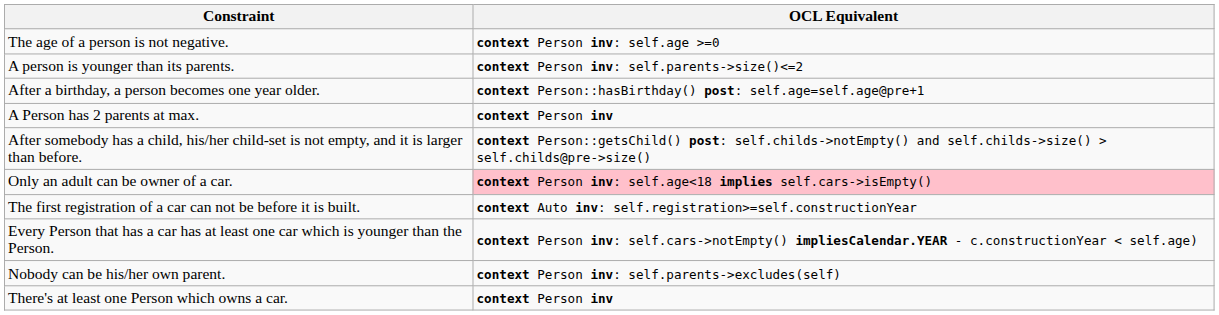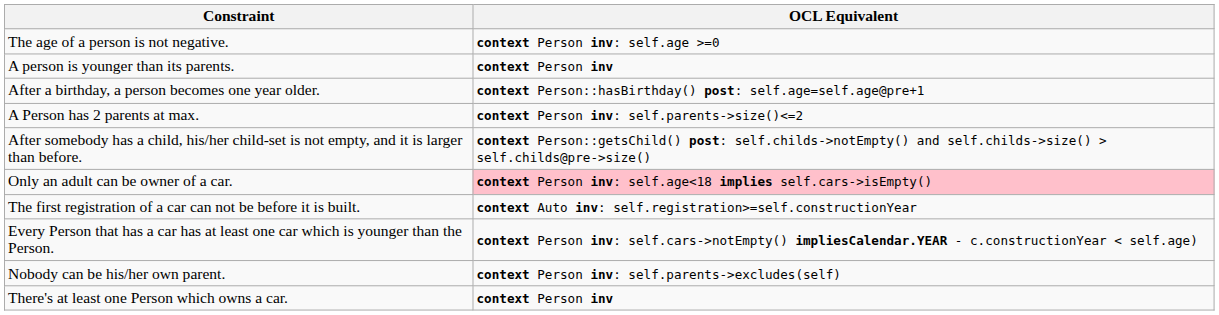(640, 67) context Person inv: self.parents->size()<=2 -> (545, 67) context Person inv
(545, 116) context Person inv -> (640, 116) context Person inv: self.parents->size()<=2
